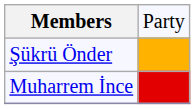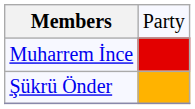rows swapped: (71, 87) <-> (61, 54)
